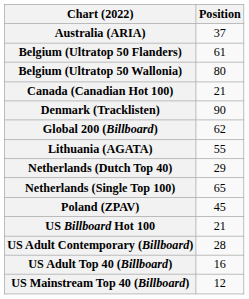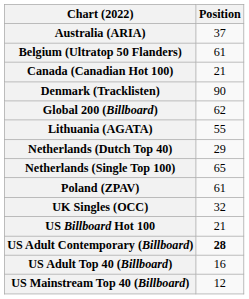- row: (100, 71)
(220, 206) 45 -> (220, 187) 61
+ row: (100, 206)
(220, 245) normal -> (220, 245) bold
